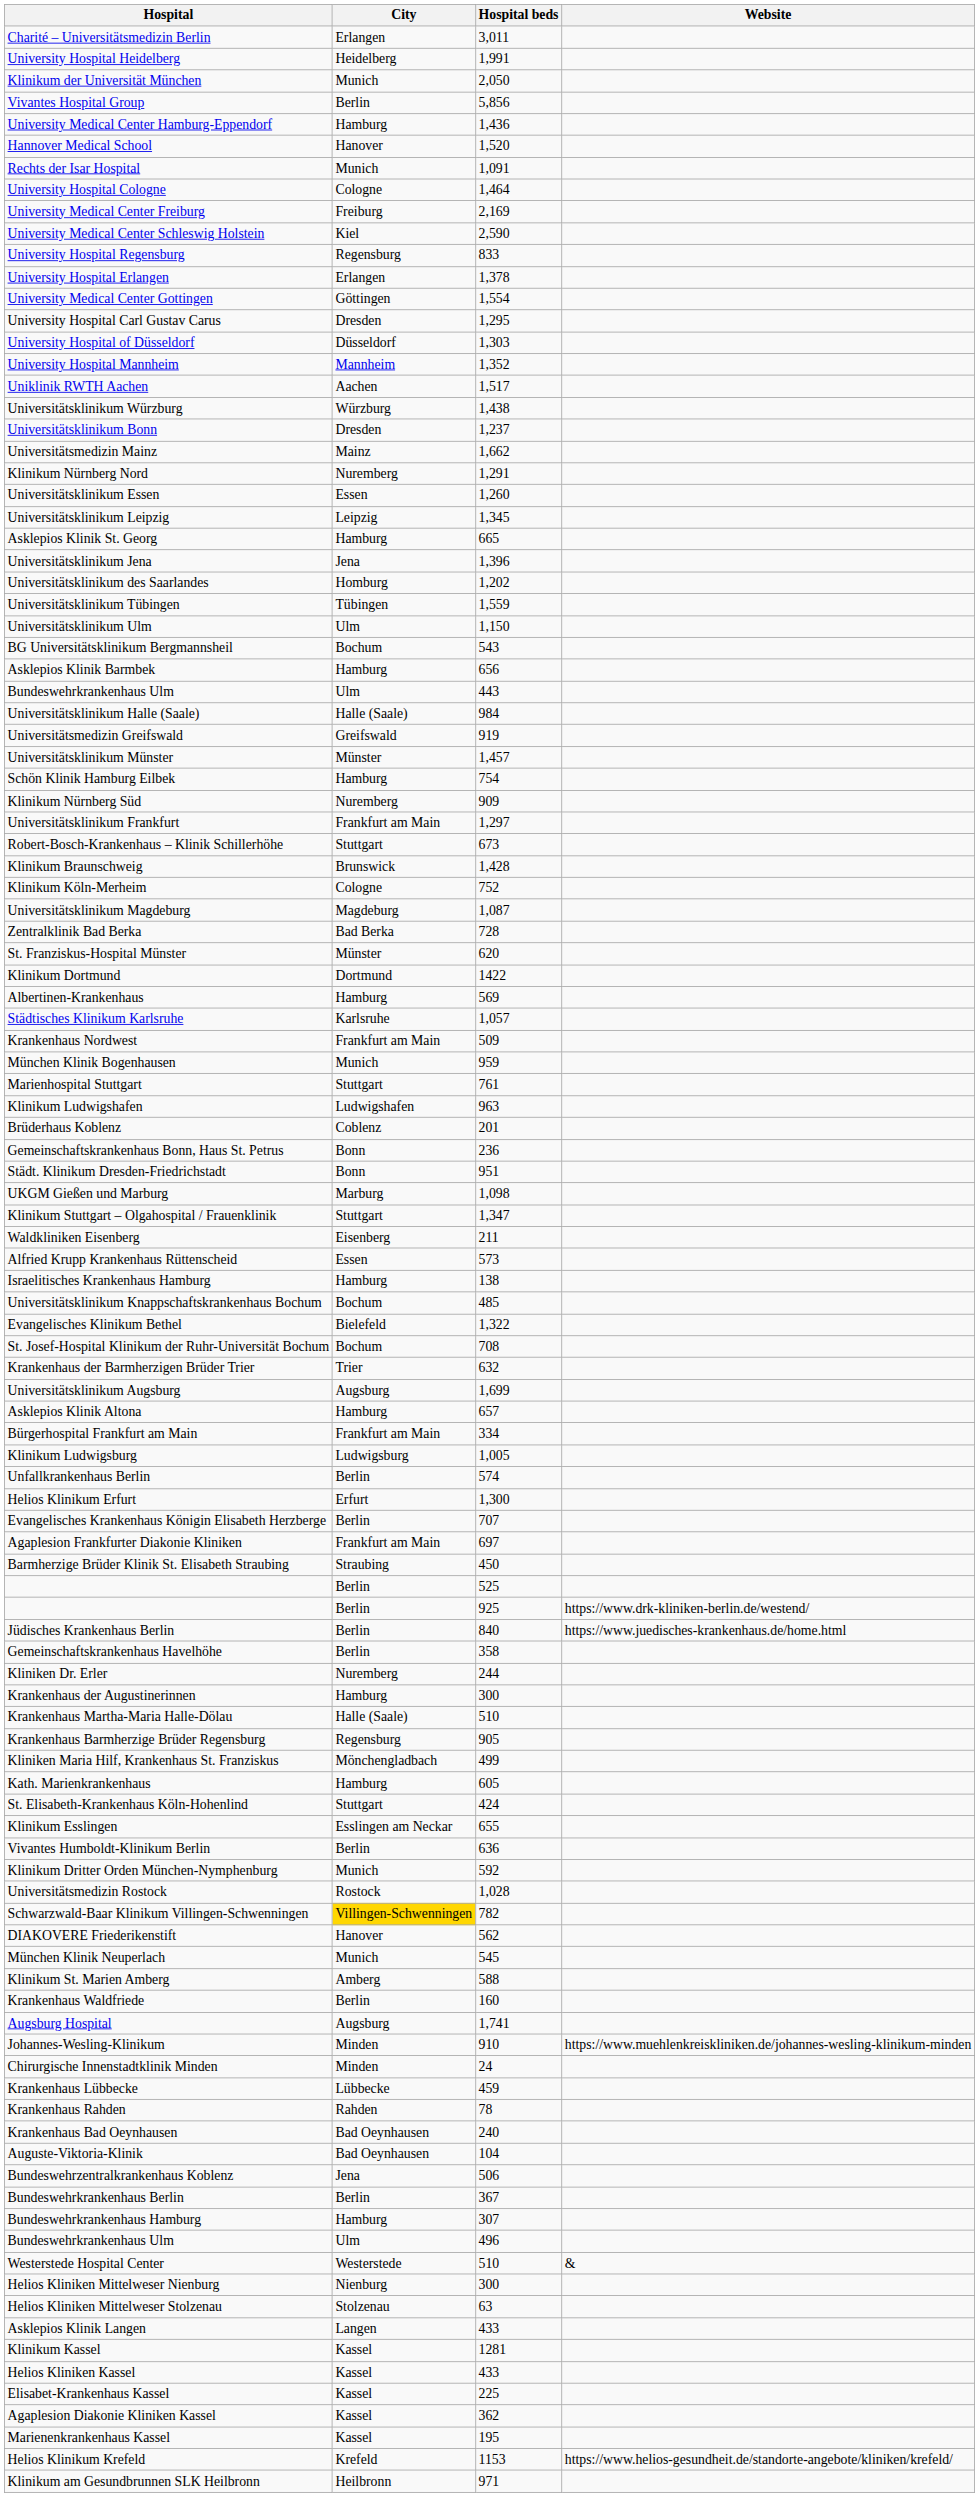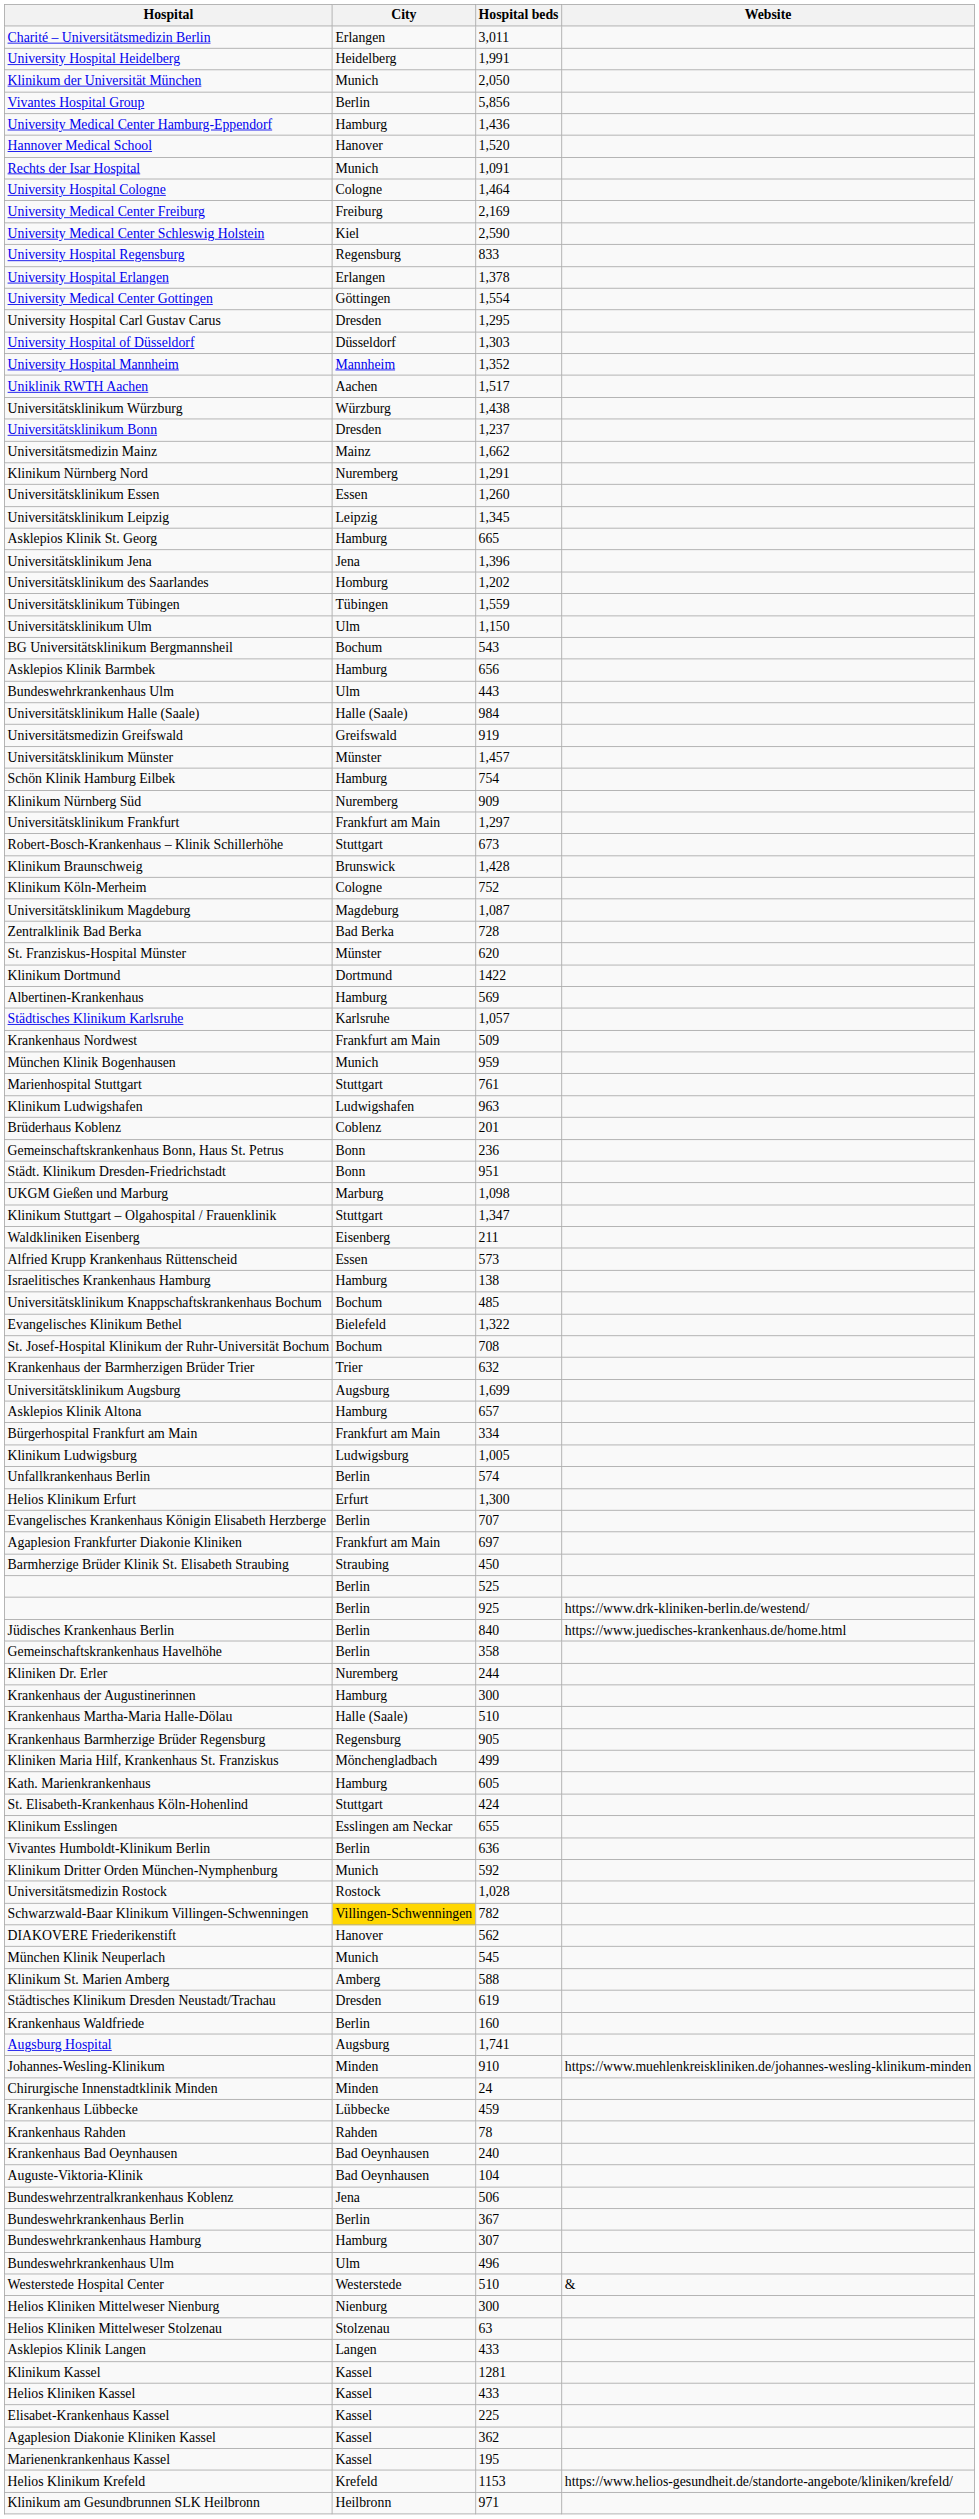+ row: (142, 2001)
